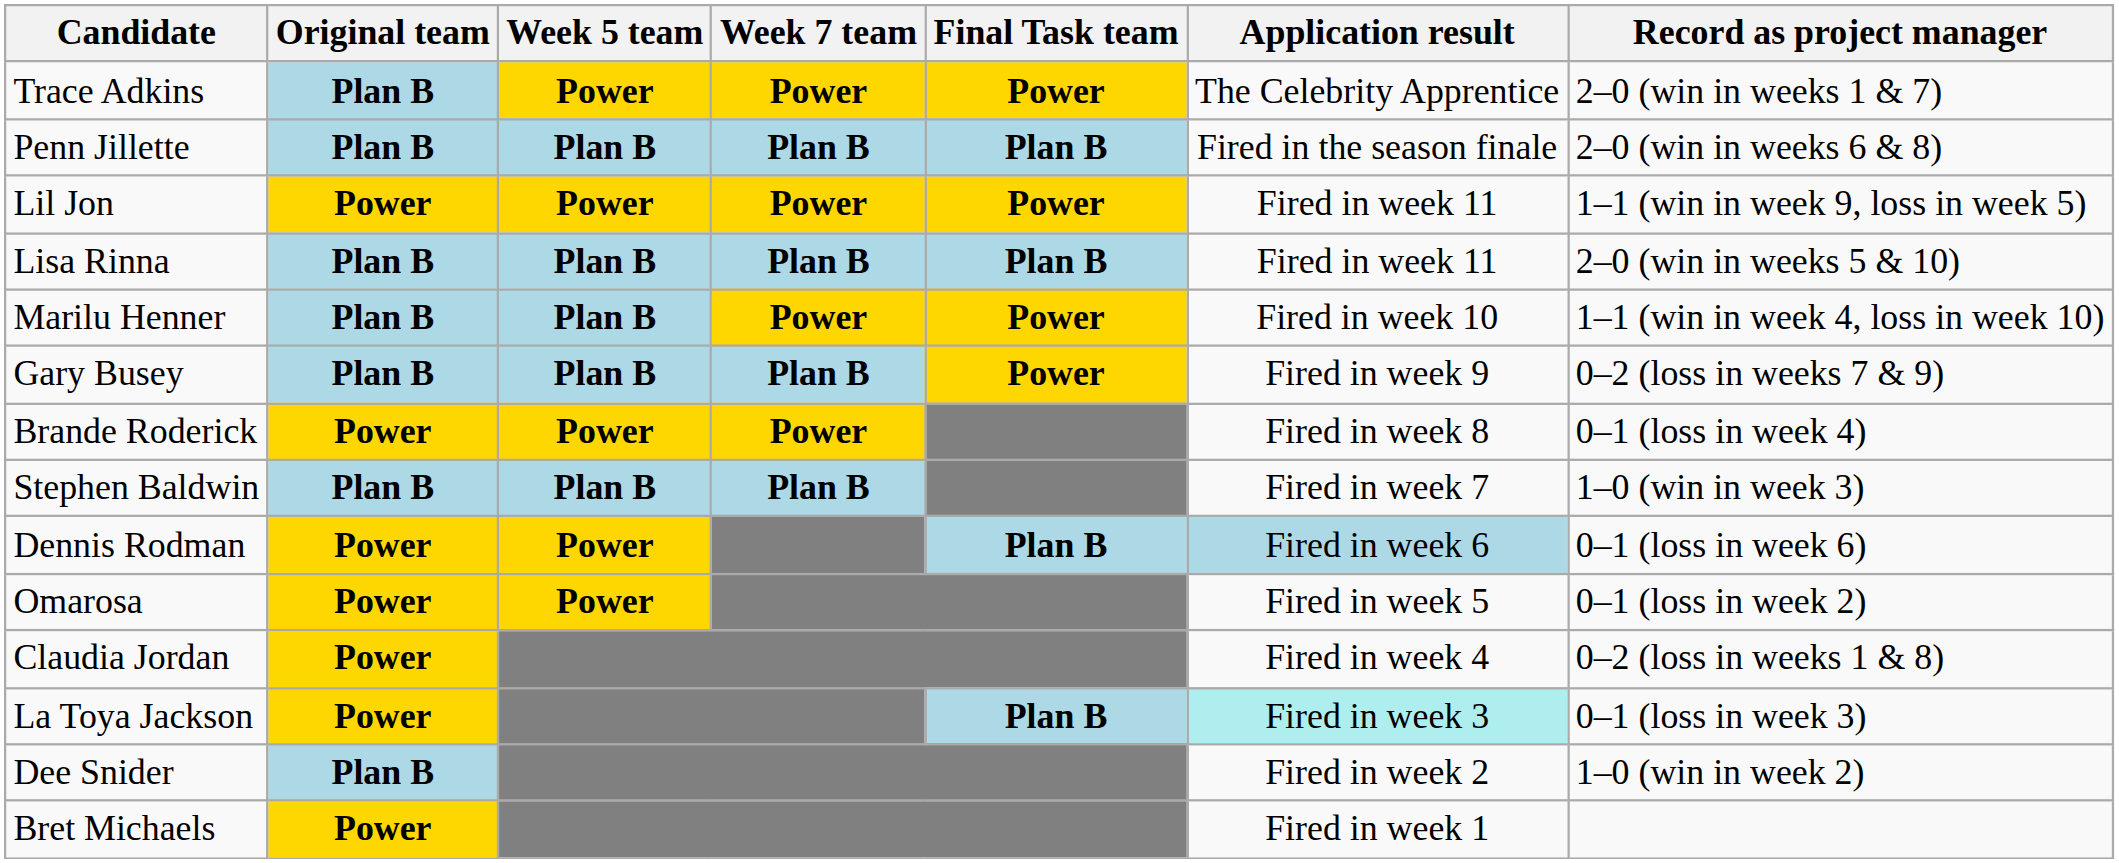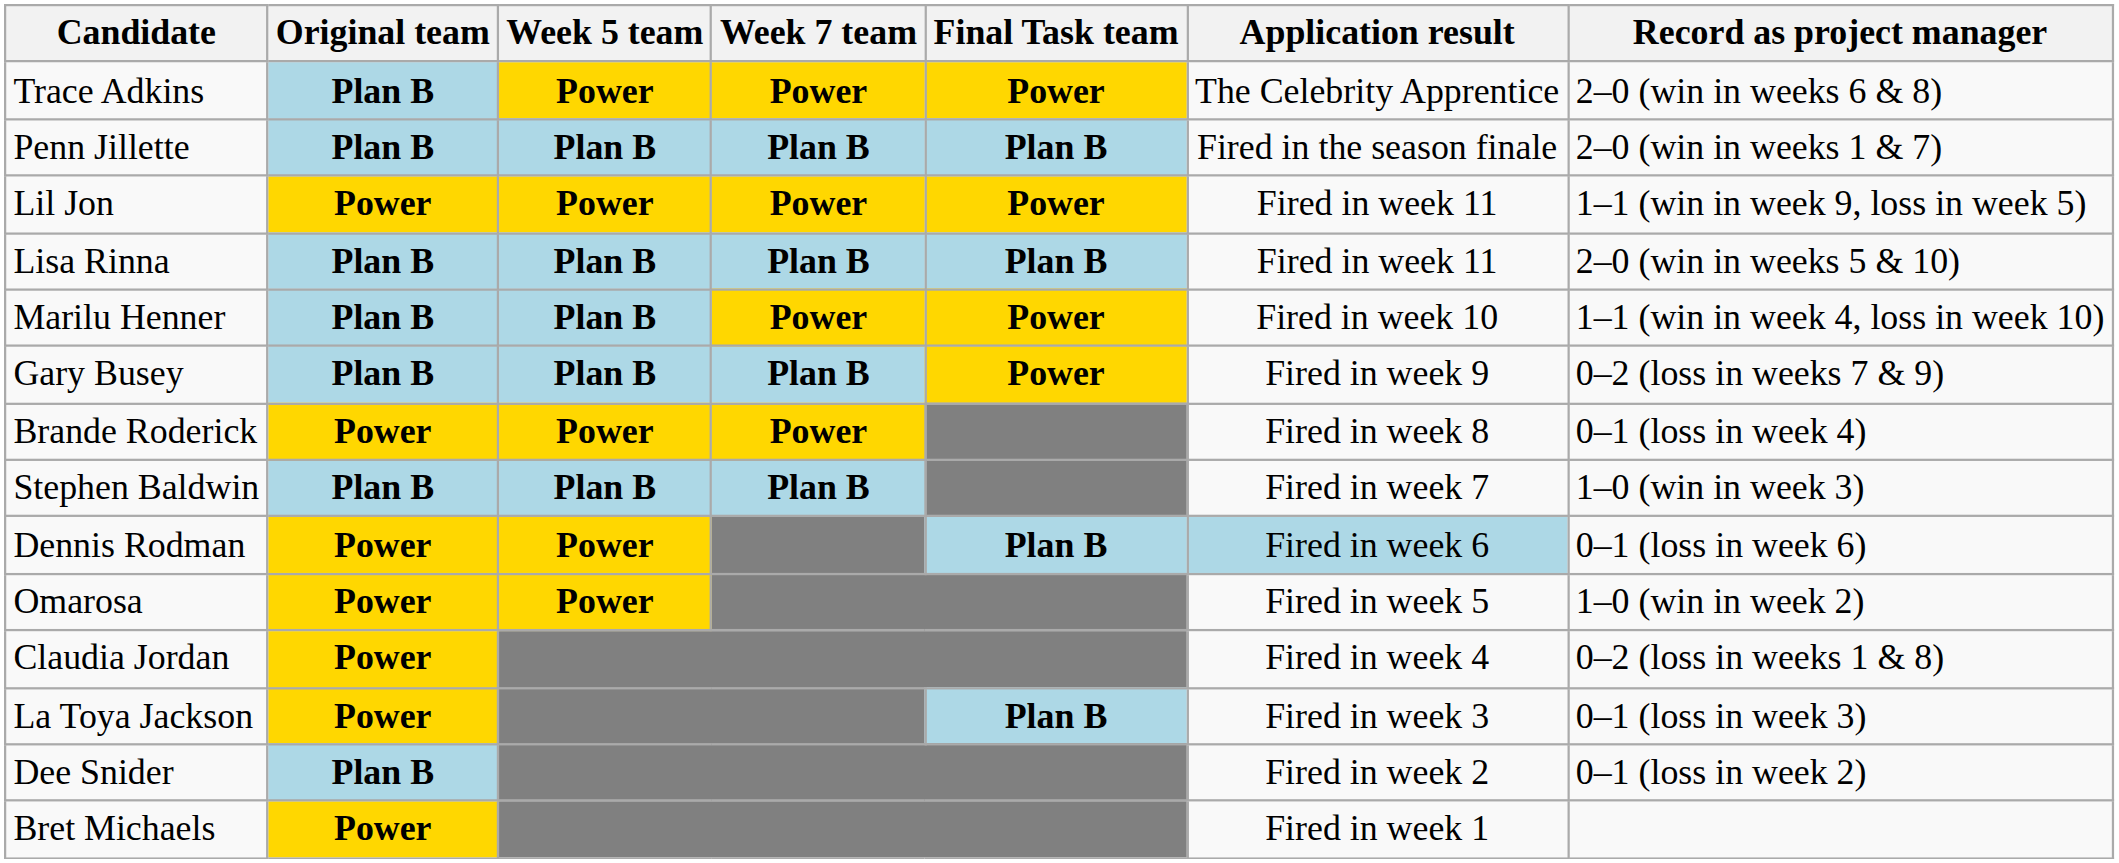(1759, 89) 2–0 (win in weeks 1 & 7) -> (1759, 89) 2–0 (win in weeks 6 & 8)
(1759, 146) 2–0 (win in weeks 6 & 8) -> (1759, 146) 2–0 (win in weeks 1 & 7)
(1721, 601) 0–1 (loss in week 2) -> (1720, 601) 1–0 (win in week 2)
(1377, 714) paleturquoise background -> (1377, 714) no background
(1720, 771) 1–0 (win in week 2) -> (1721, 771) 0–1 (loss in week 2)
